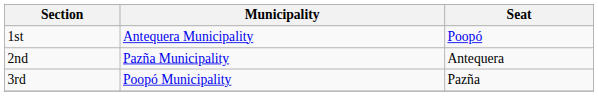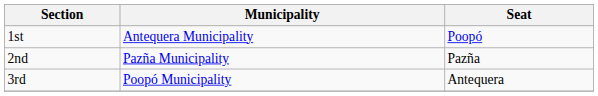(476, 58) Antequera -> (464, 58) Pazña
(464, 79) Pazña -> (476, 79) Antequera
